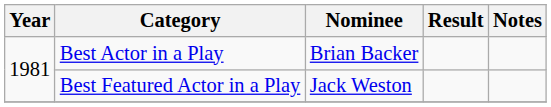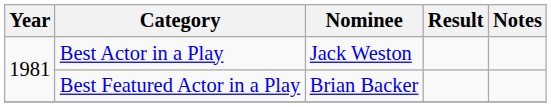(364, 53) Brian Backer -> (361, 53) Jack Weston
(361, 85) Jack Weston -> (364, 85) Brian Backer
